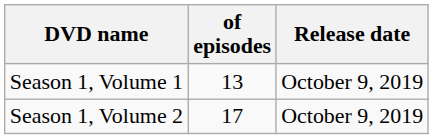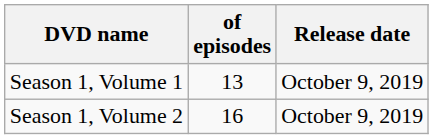(232, 116) 17 -> (232, 116) 16
